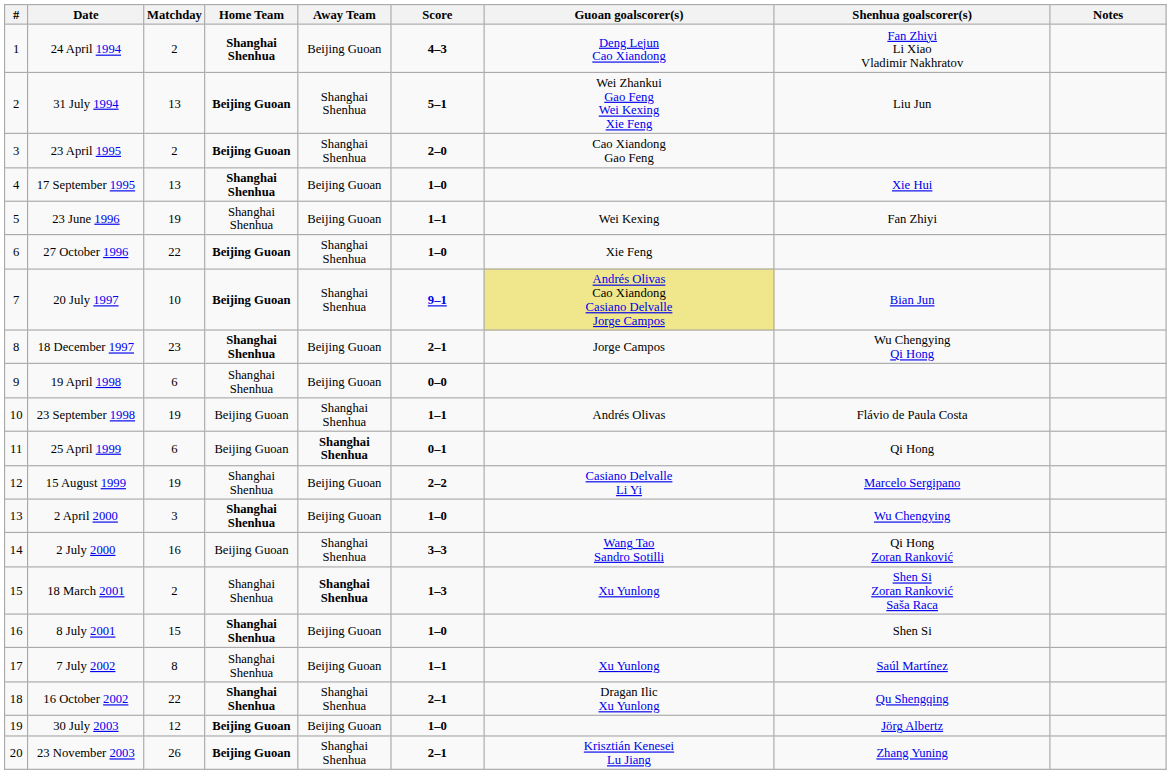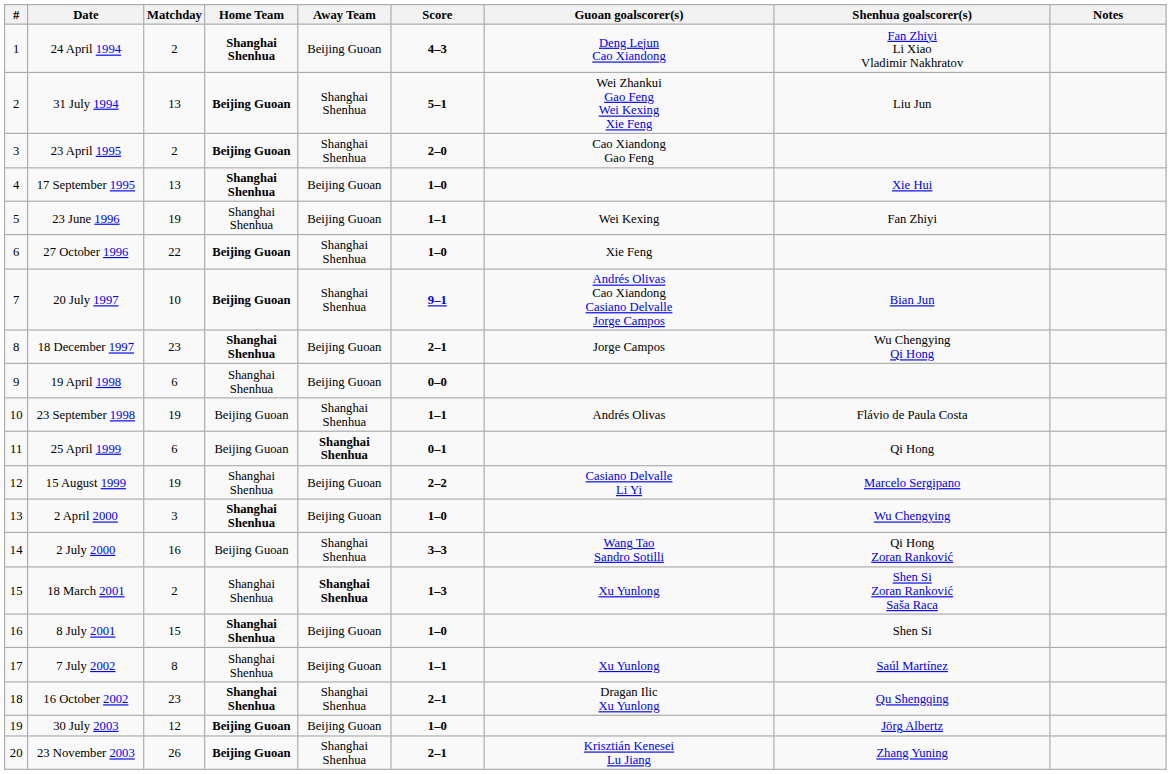(629, 299) khaki background -> (629, 299) no background
(174, 699) 22 -> (174, 699) 23
